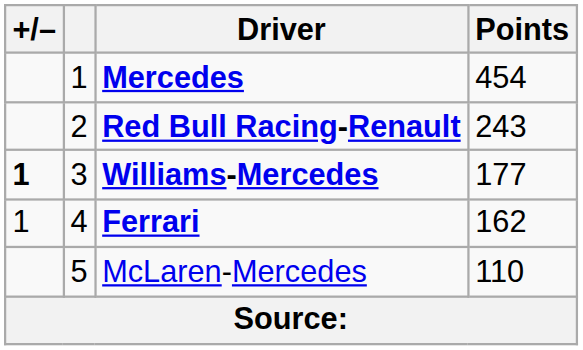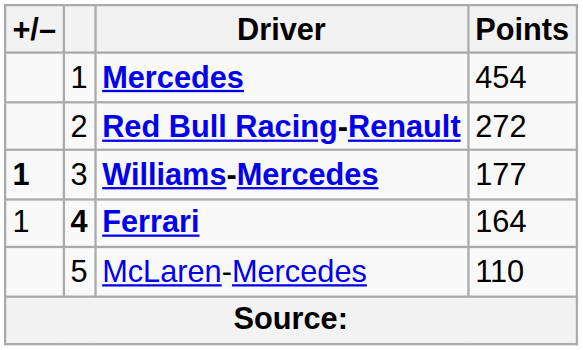(501, 126) 243 -> (501, 126) 272
(79, 223) normal -> (79, 223) bold
(501, 223) 162 -> (501, 223) 164
